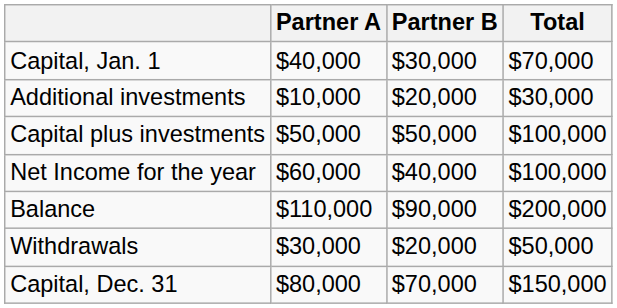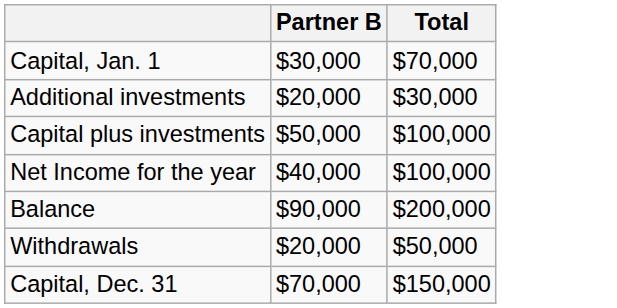- column: (328, 23)
